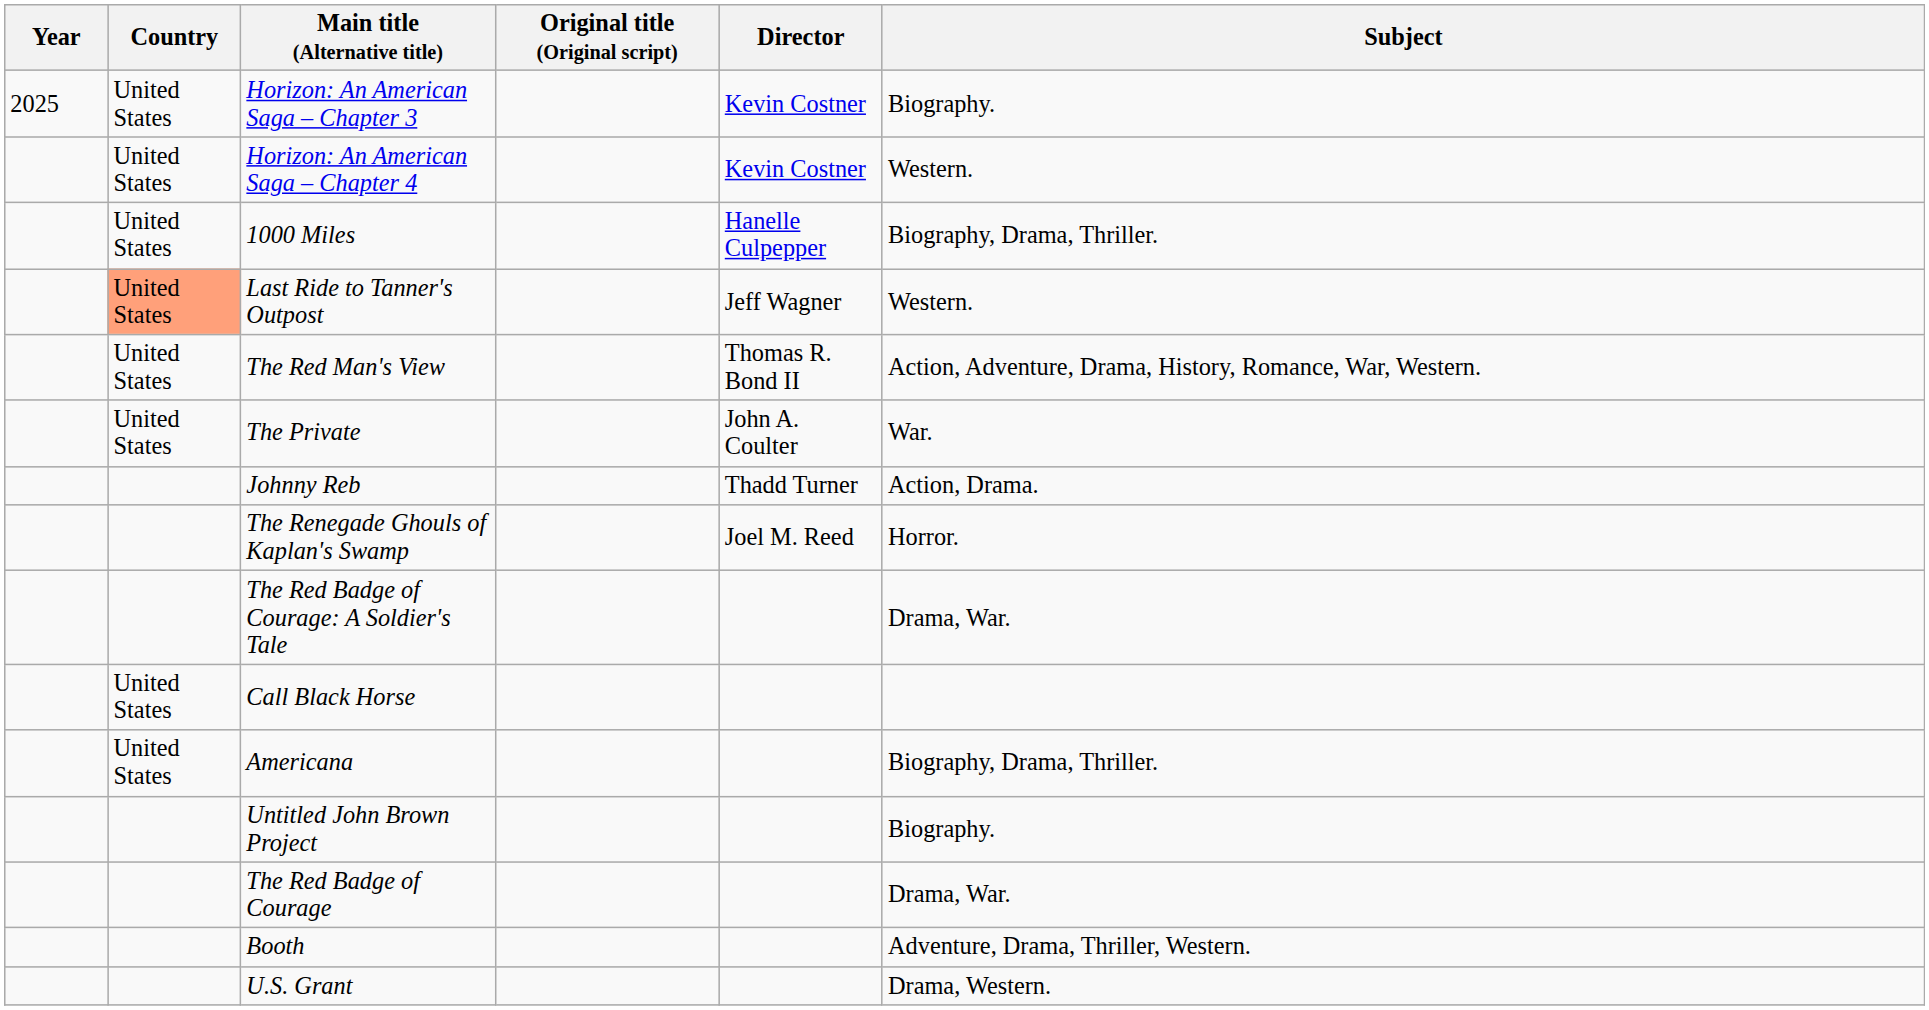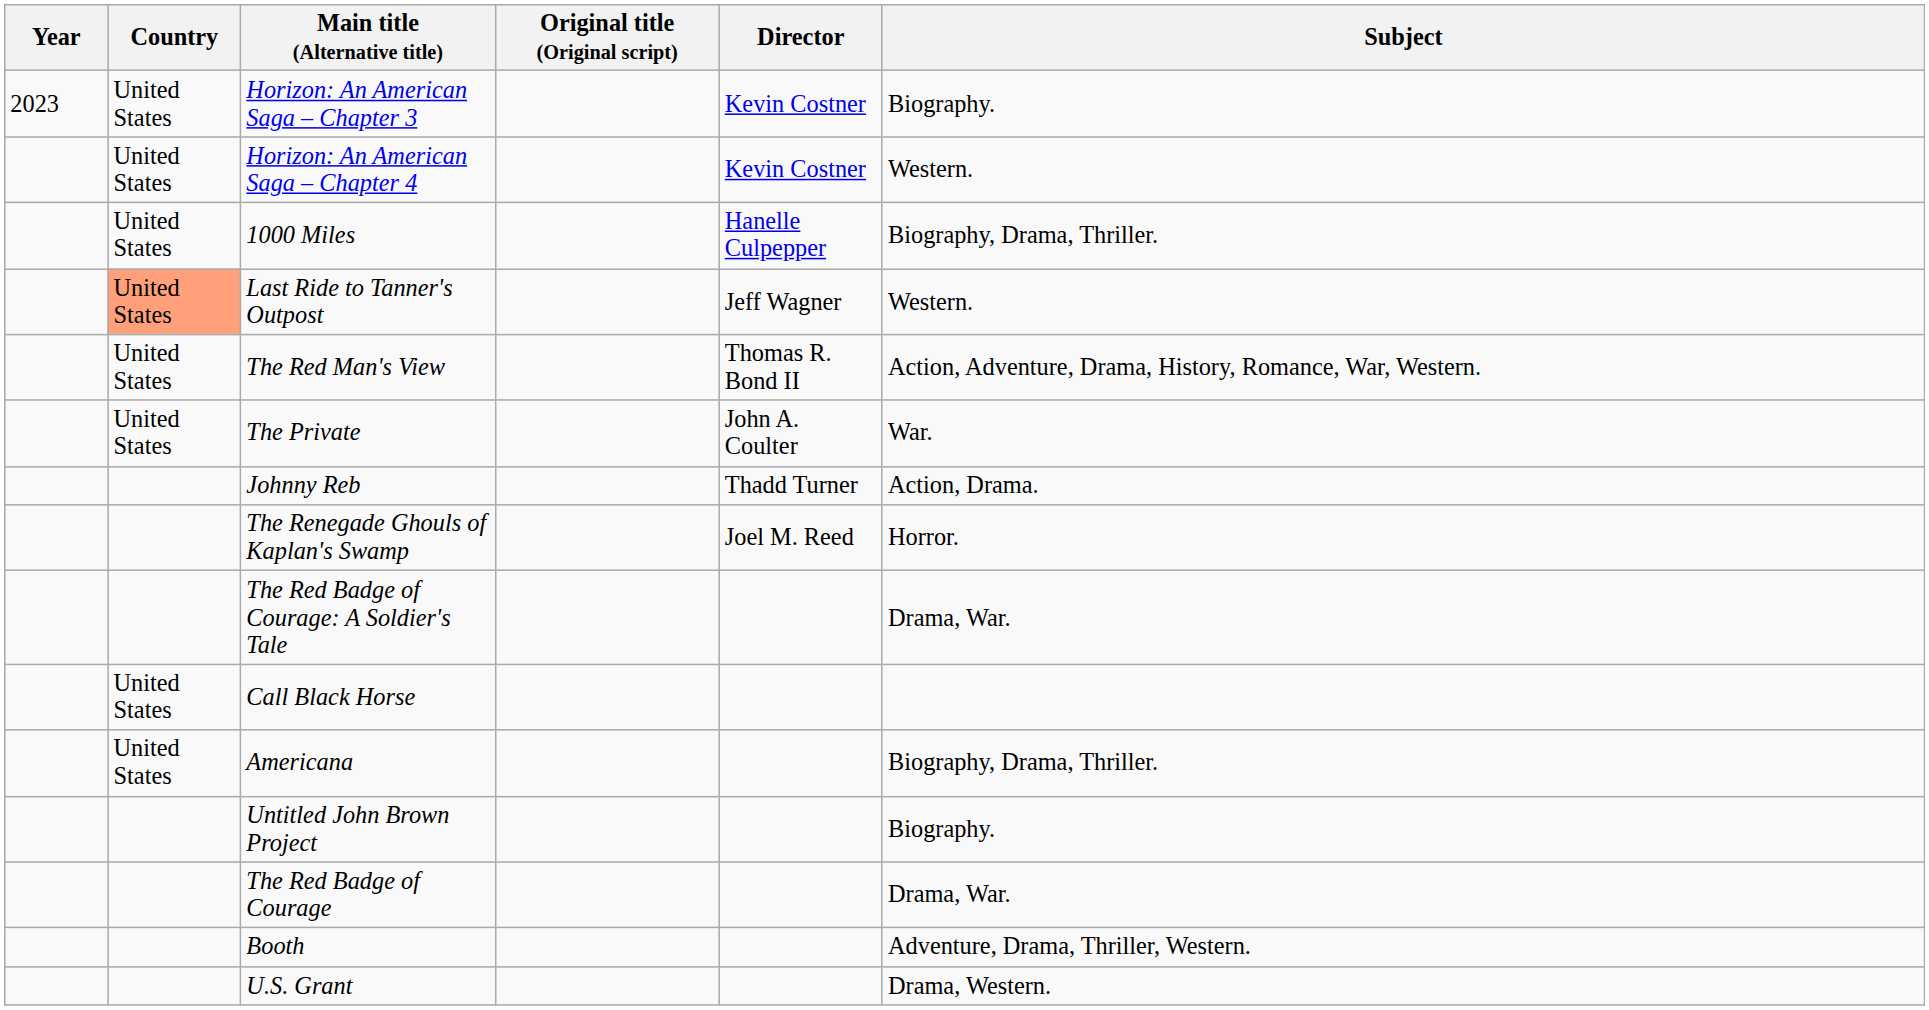(35, 103) 2025 -> (35, 103) 2023
